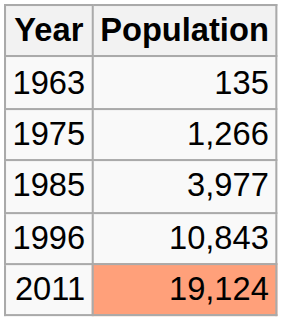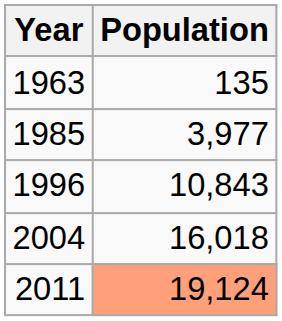- row: (49, 133)
+ row: (49, 237)
